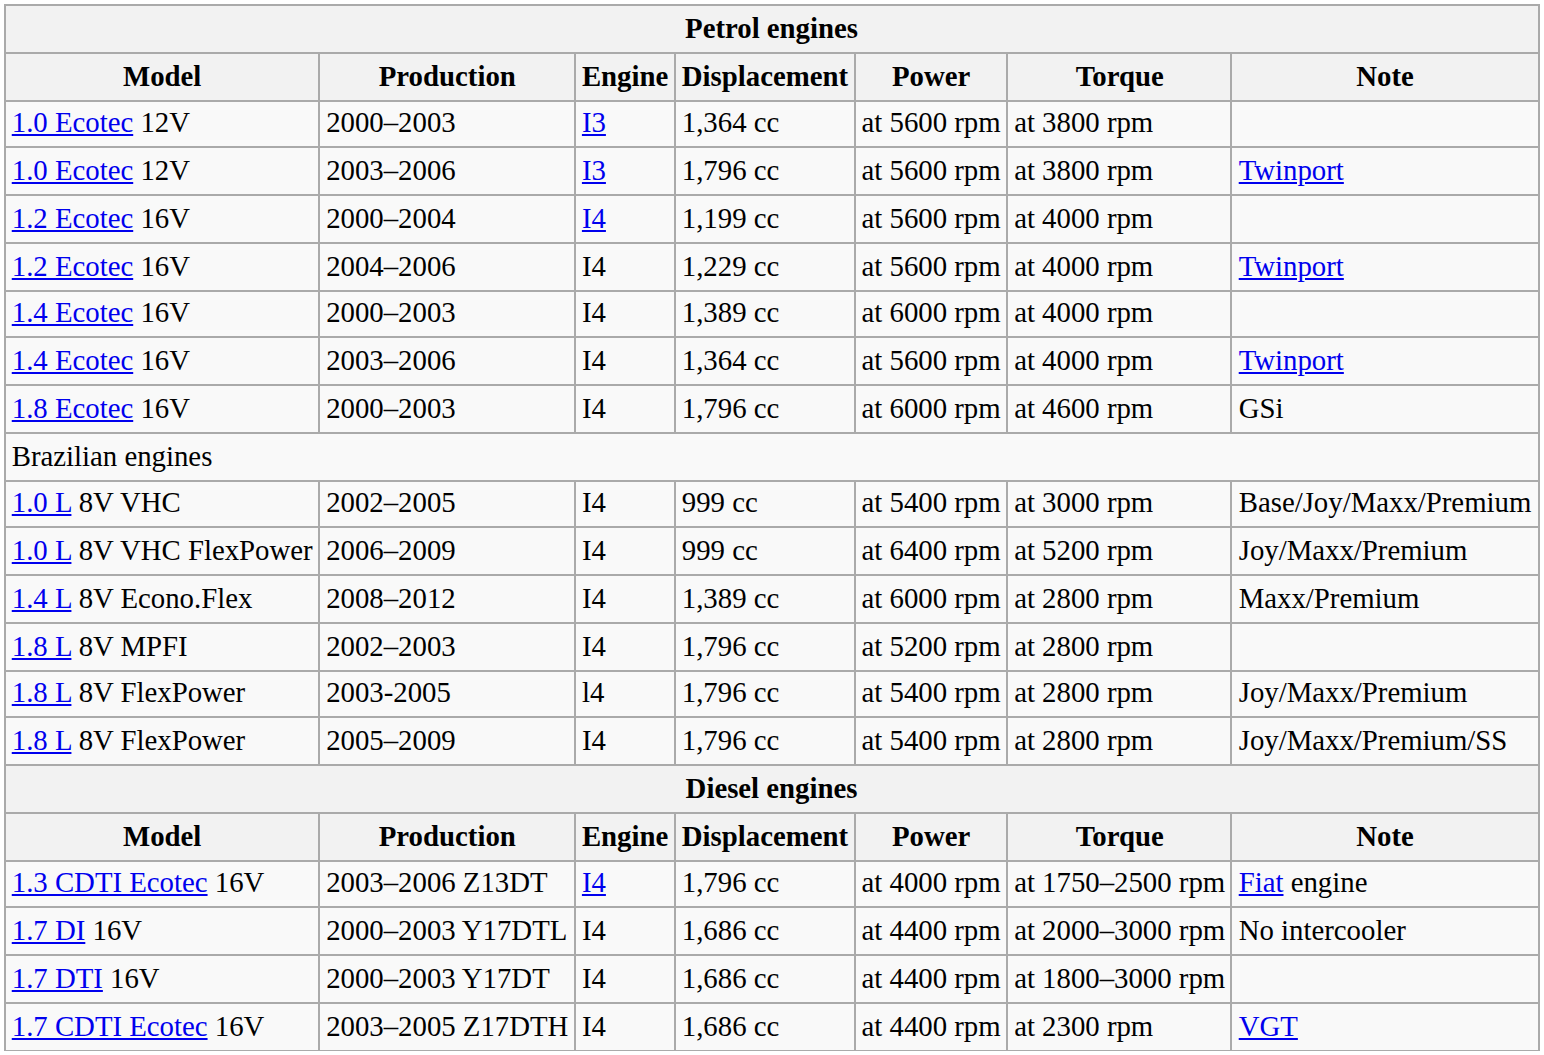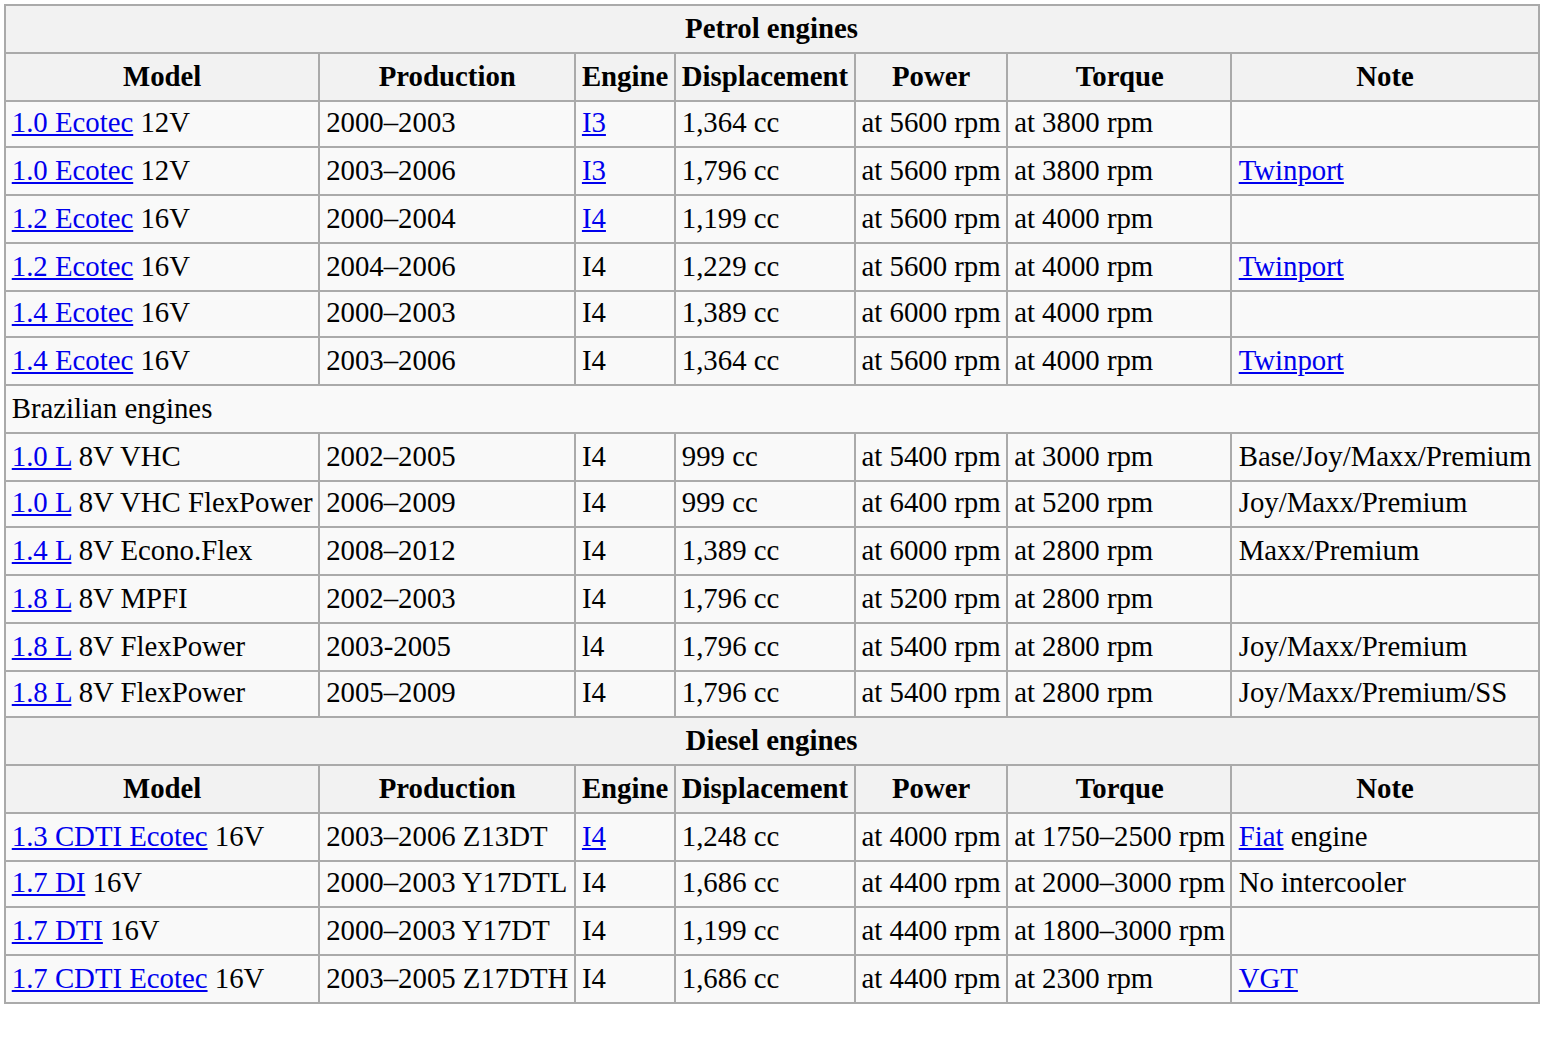- row: (101, 408)
(731, 883) 1,796 cc -> (731, 836) 1,248 cc
(731, 978) 1,686 cc -> (731, 931) 1,199 cc
